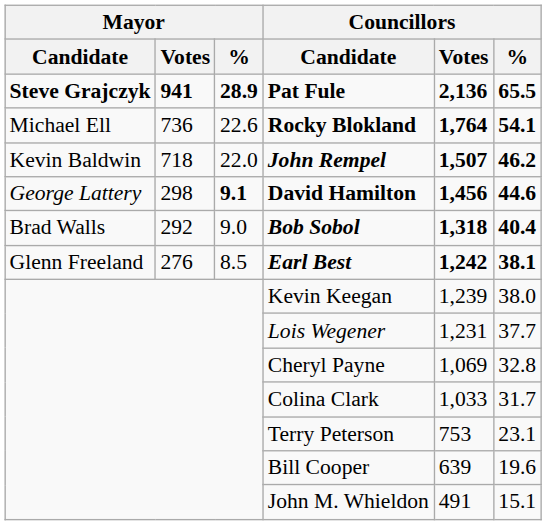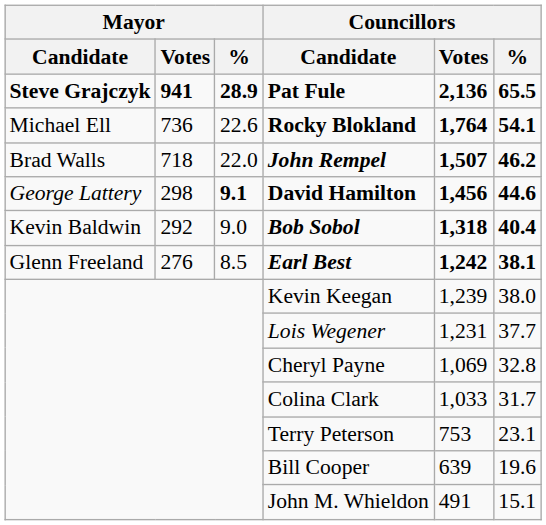(75, 159) Kevin Baldwin -> (57, 159) Brad Walls
(57, 227) Brad Walls -> (75, 227) Kevin Baldwin
